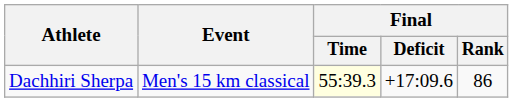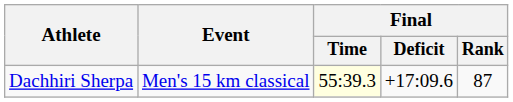(483, 81) 86 -> (483, 81) 87
